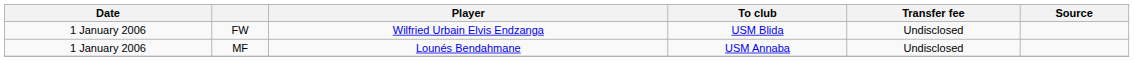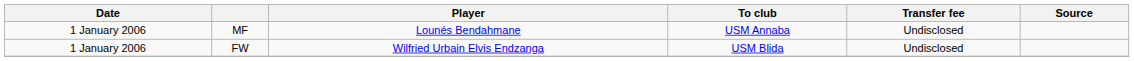rows swapped: (240, 47) <-> (240, 30)
